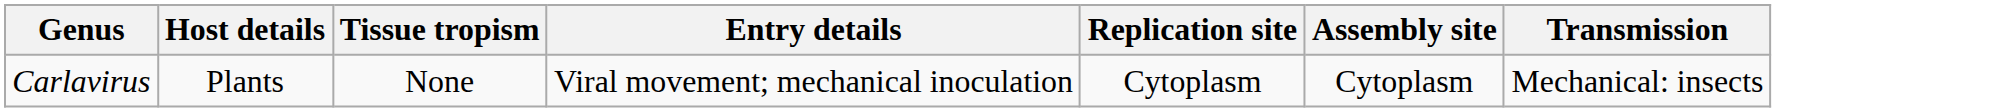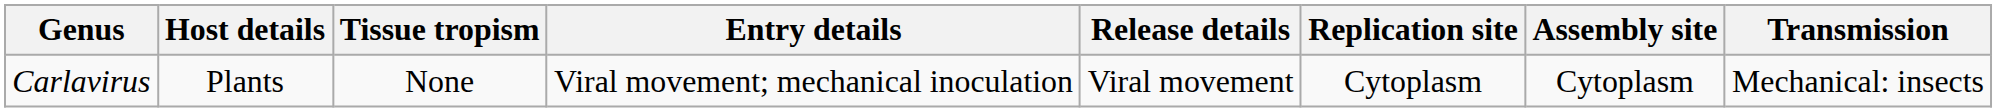+ column: (1191, 29)
